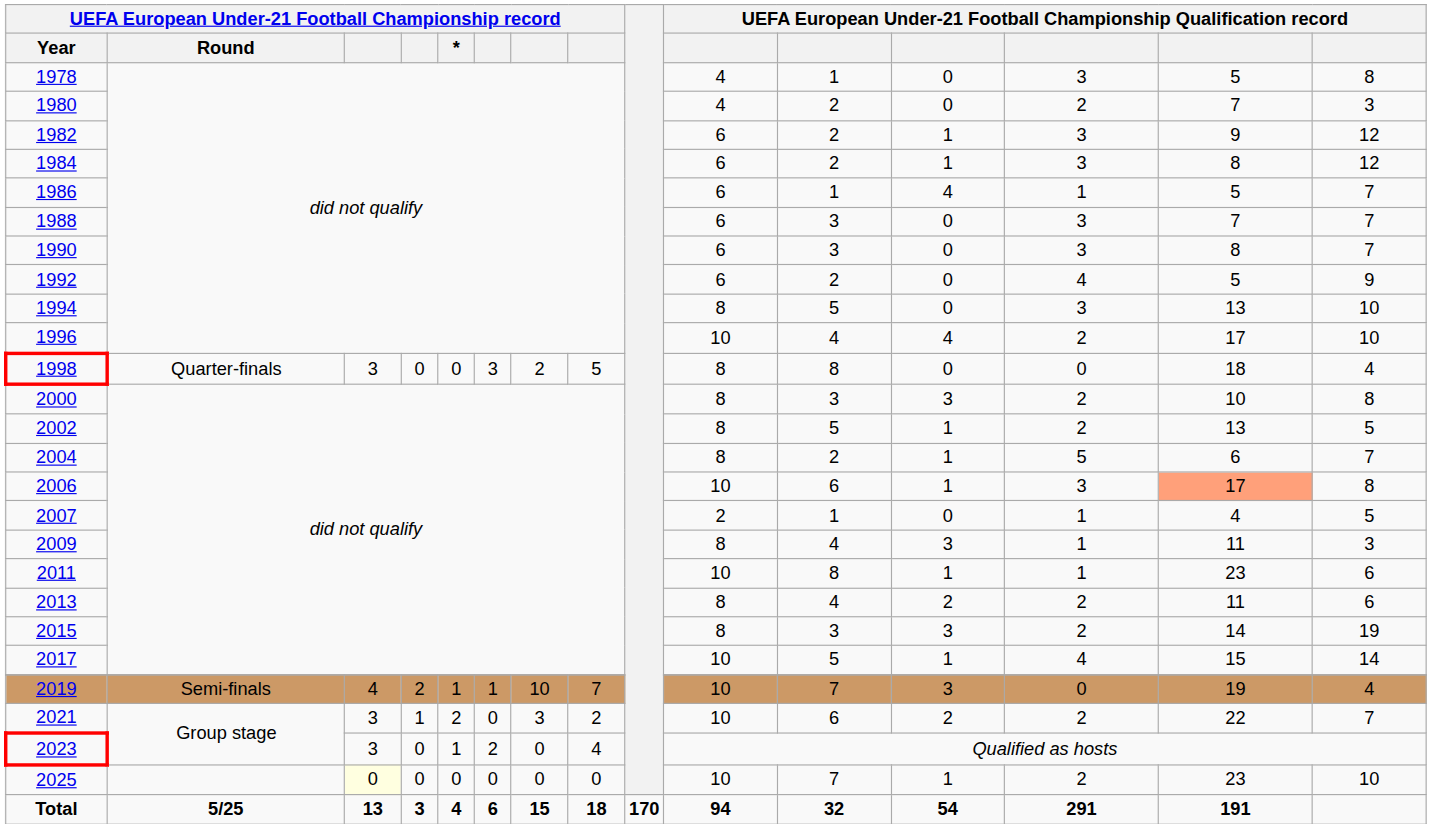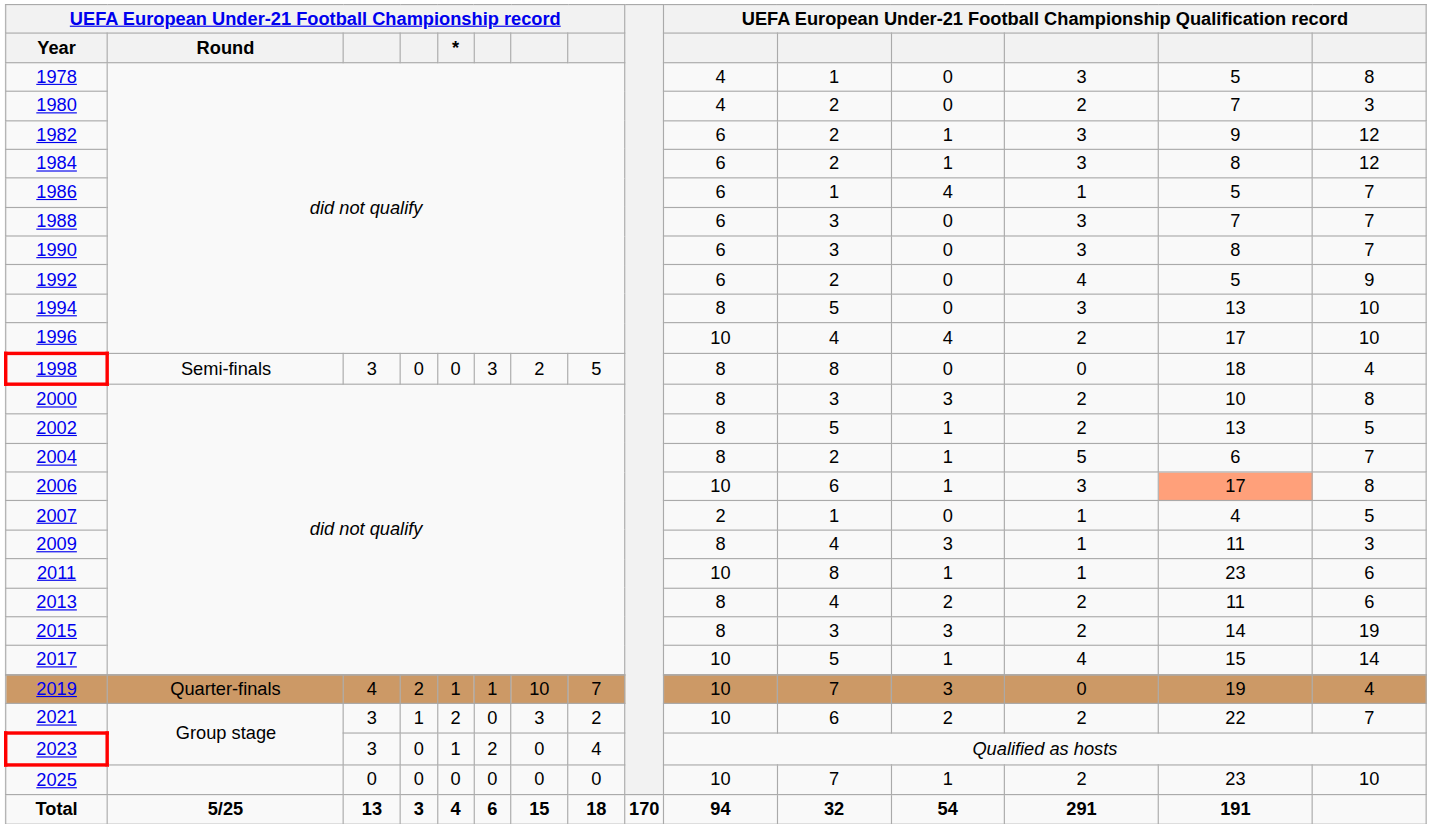(226, 368) Quarter-finals -> (226, 368) Semi-finals
(226, 688) Semi-finals -> (225, 688) Quarter-finals
(373, 779) lightyellow background -> (372, 779) no background
